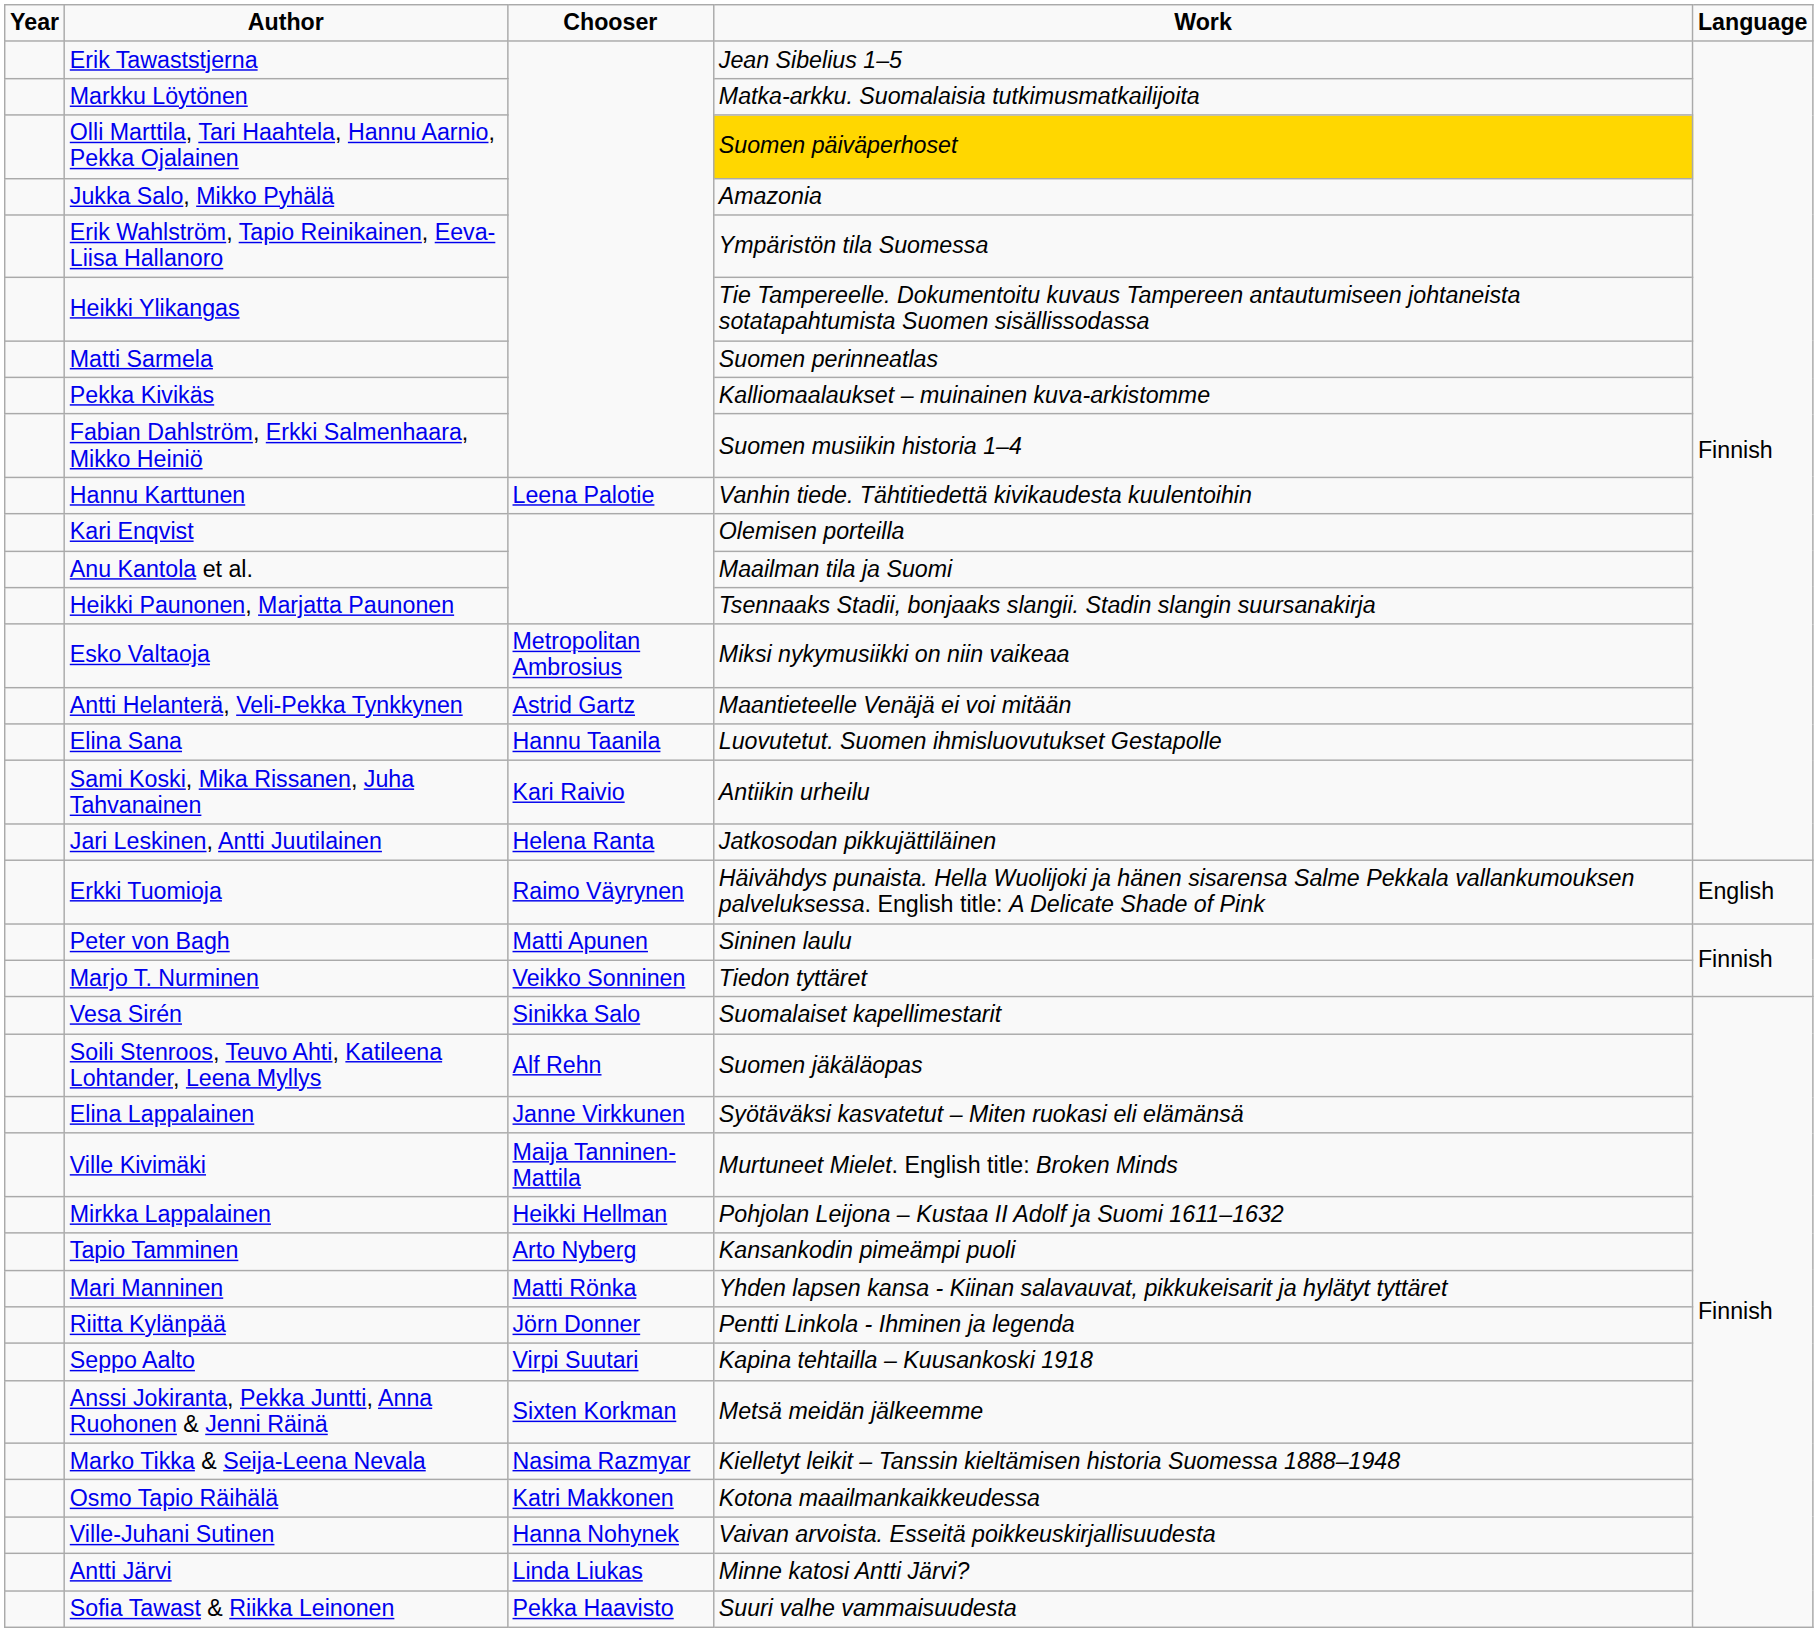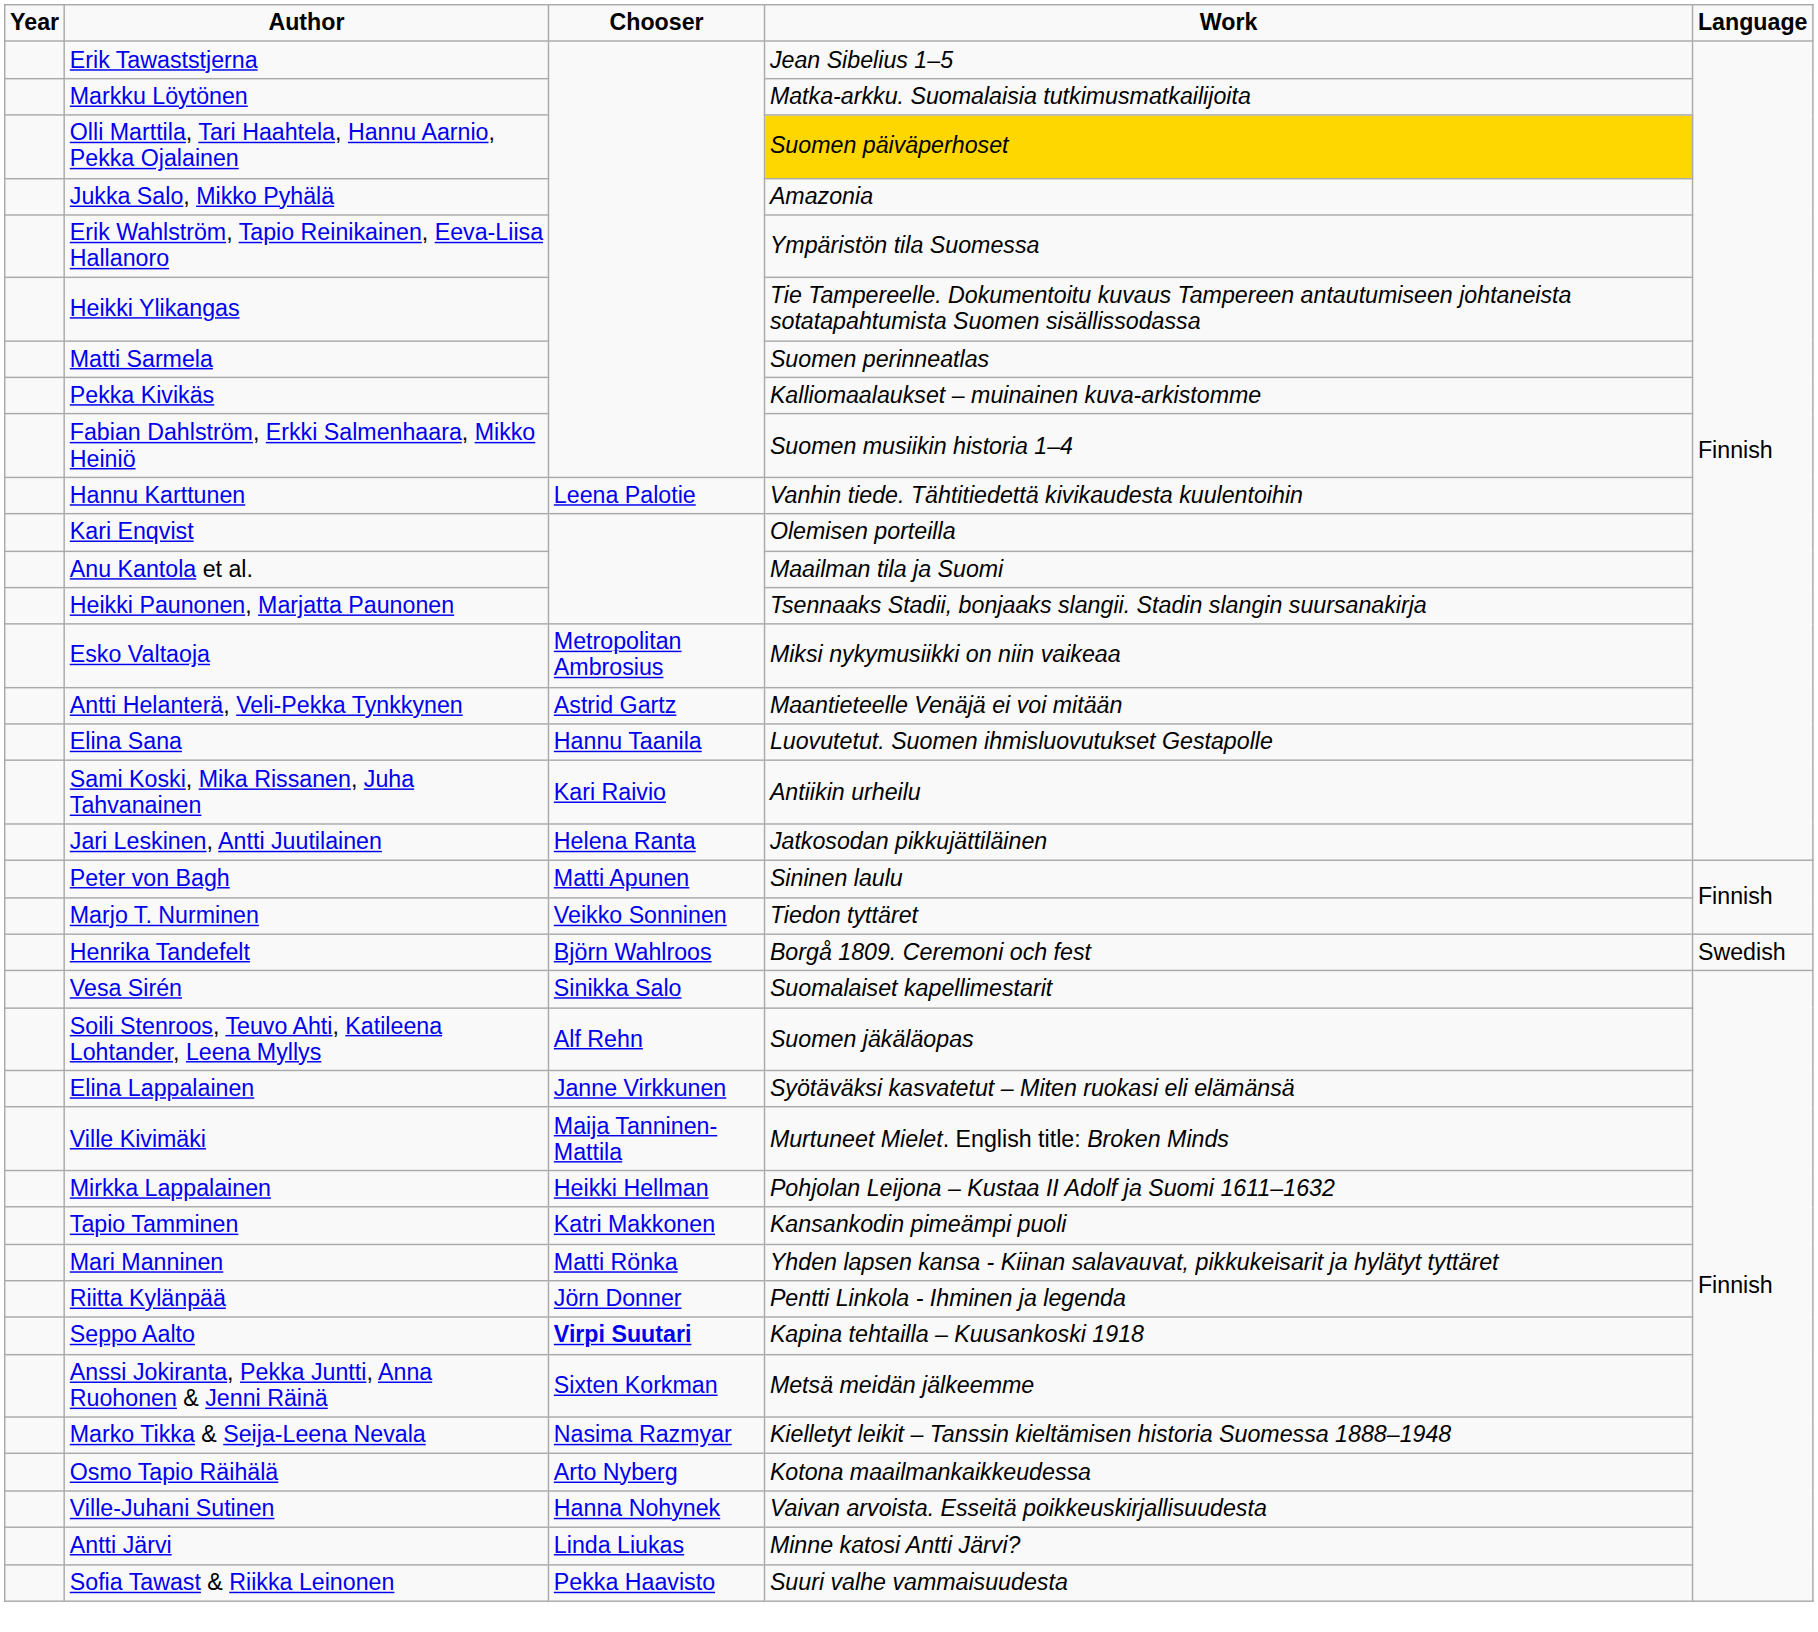- row: (146, 891)
+ row: (160, 952)
(574, 1251) Arto Nyberg -> (634, 1225) Katri Makkonen
(575, 1361) normal -> (623, 1335) bold
(593, 1498) Katri Makkonen -> (616, 1471) Arto Nyberg
